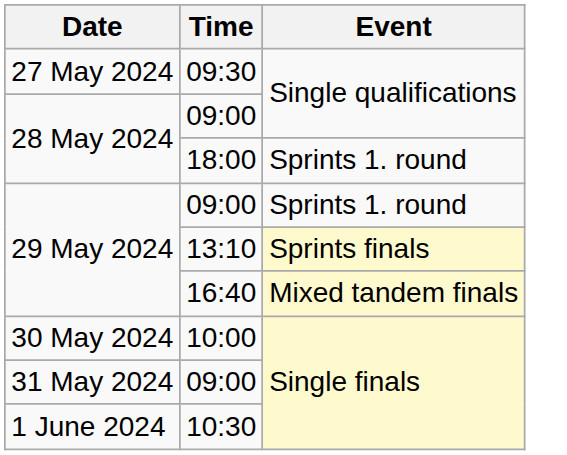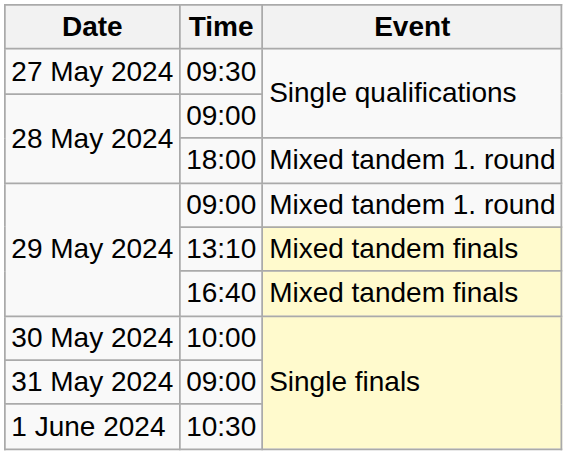(368, 159) Sprints 1. round -> (412, 159) Mixed tandem 1. round
(368, 204) Sprints 1. round -> (412, 204) Mixed tandem 1. round
(349, 248) Sprints finals -> (394, 248) Mixed tandem finals
